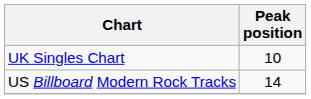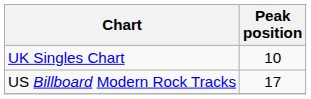(273, 81) 14 -> (273, 81) 17
